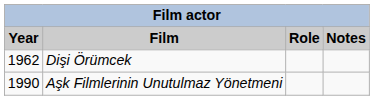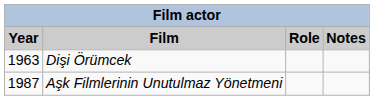(24, 60) 1962 -> (24, 60) 1963
(24, 83) 1990 -> (24, 83) 1987
